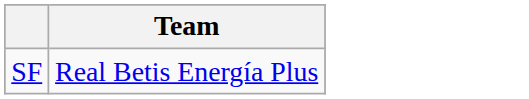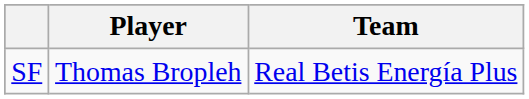+ column: (148, 26)
